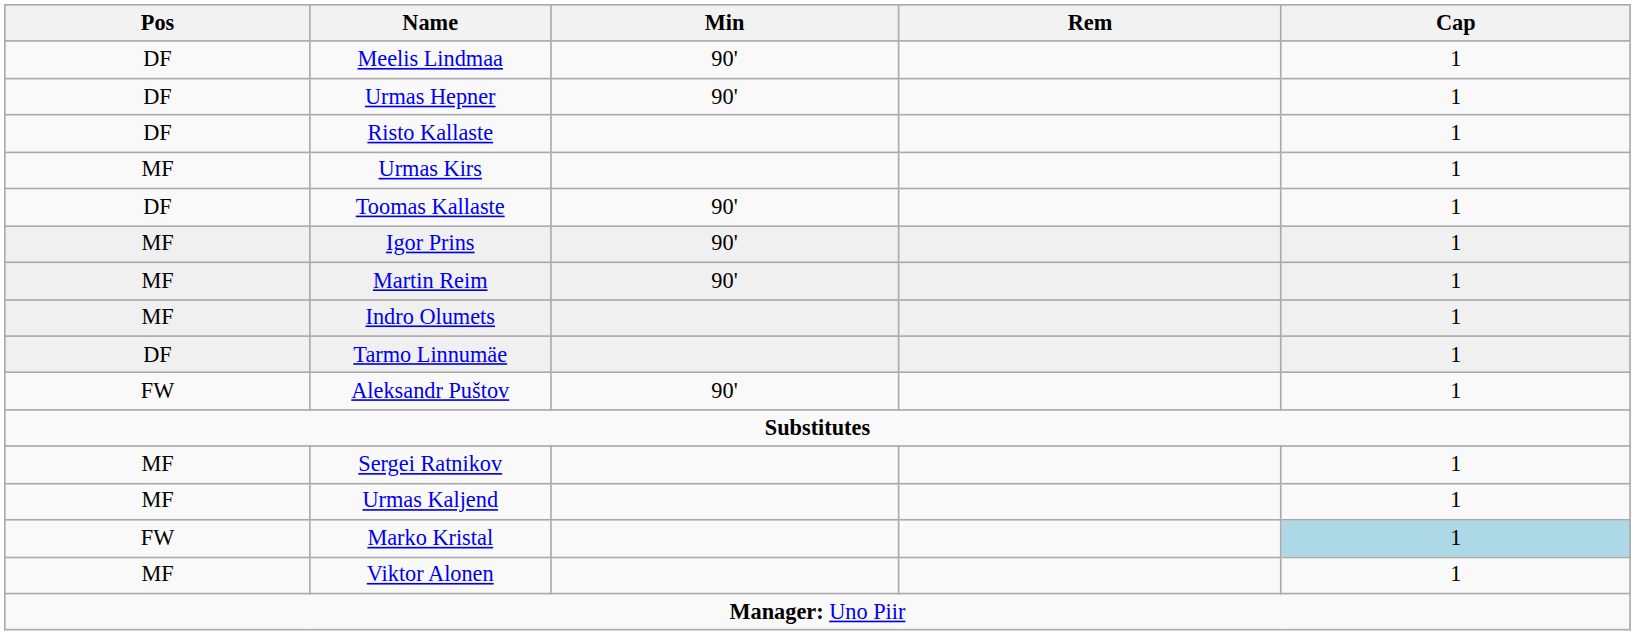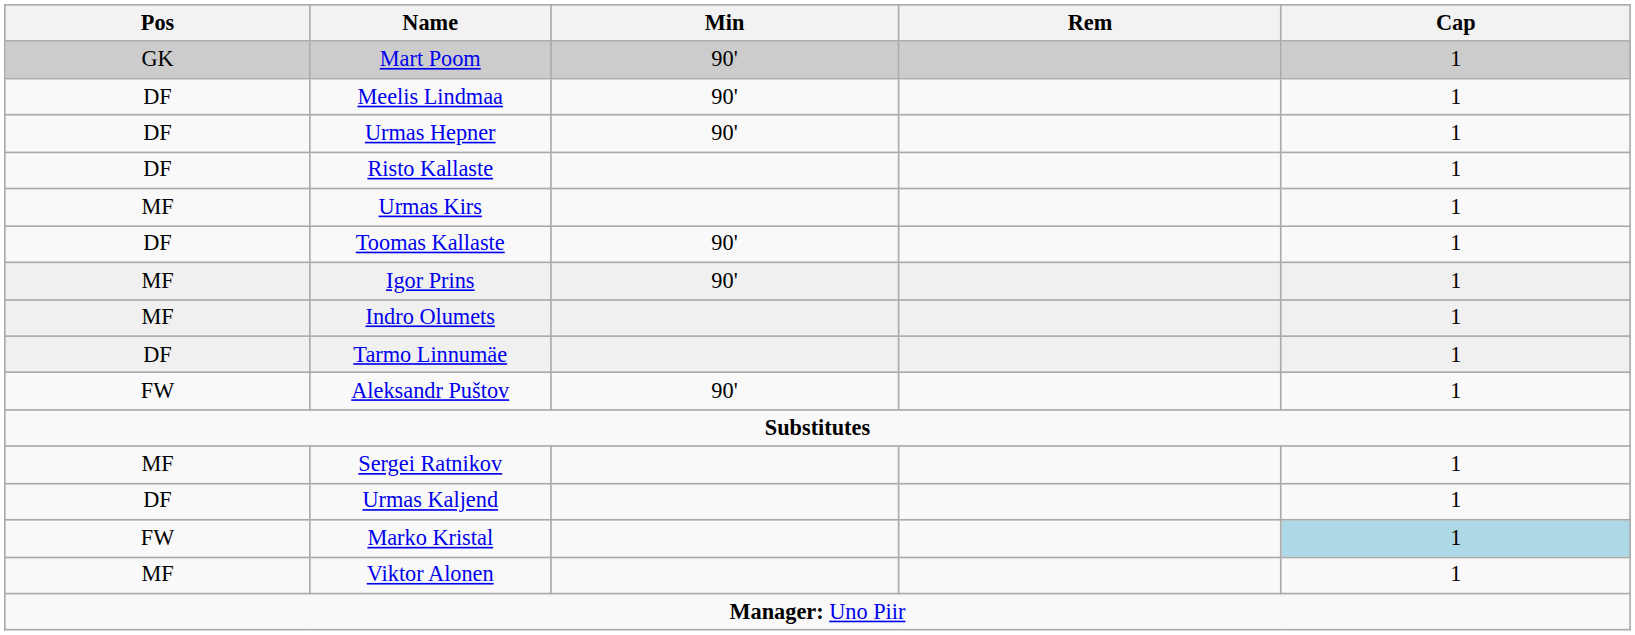+ row: (430, 59)
- row: (430, 280)
(157, 500) MF -> (157, 500) DF
